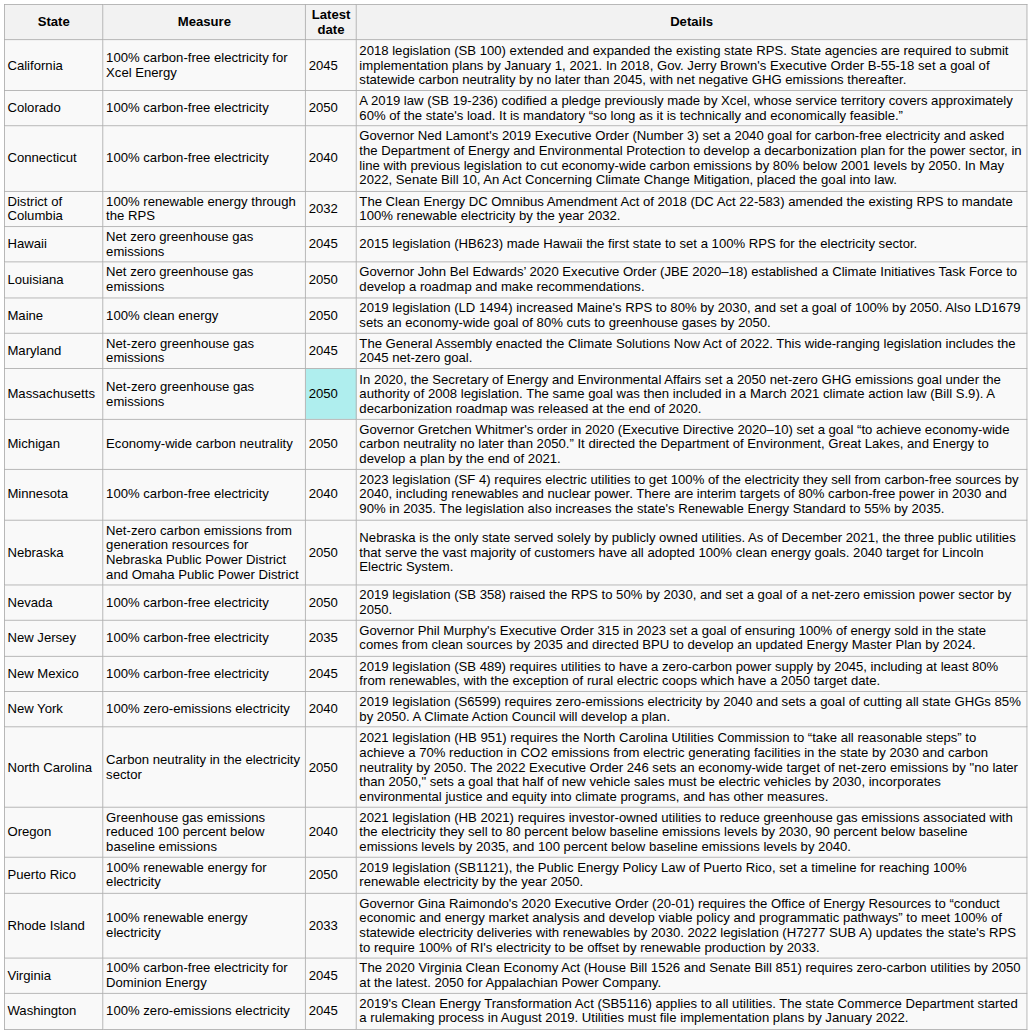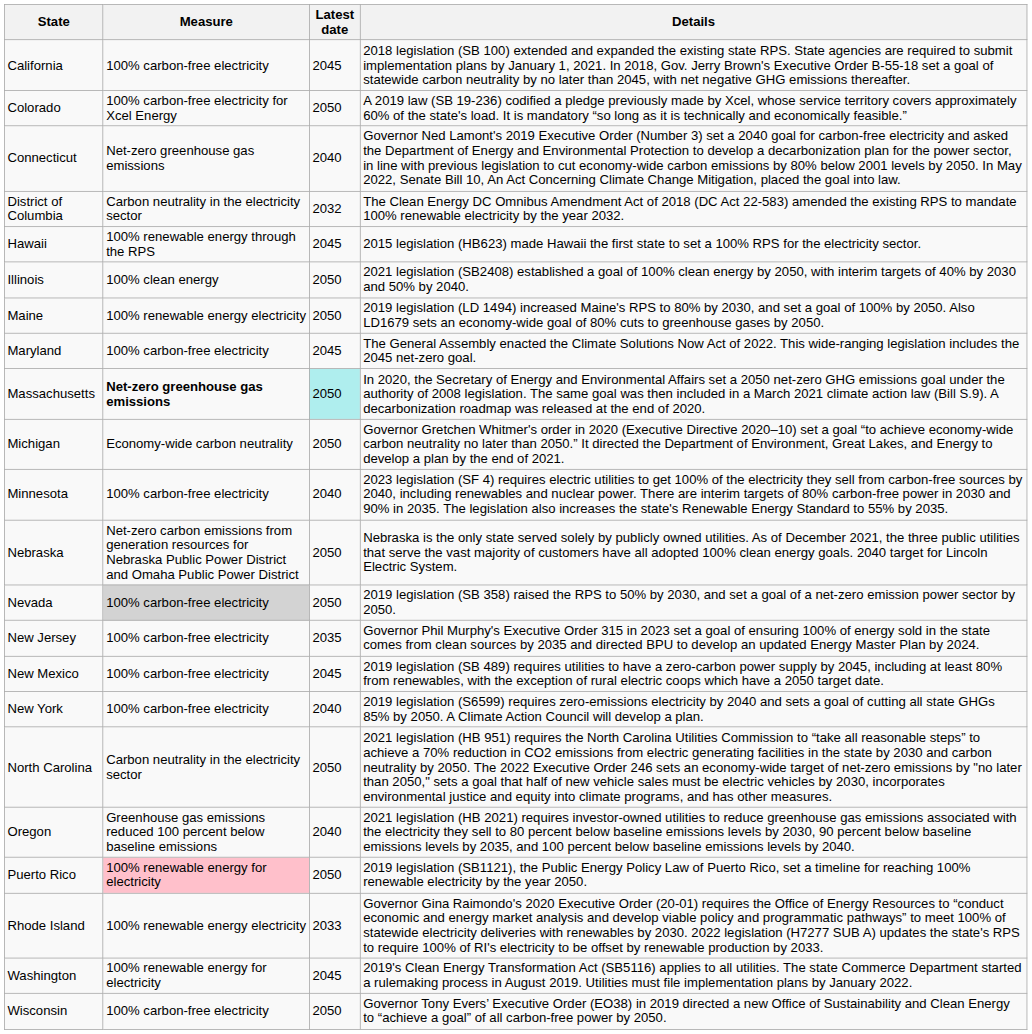(197, 65) 100% carbon-free electricity for Xcel Energy -> (187, 65) 100% carbon-free electricity
(187, 108) 100% carbon-free electricity -> (197, 108) 100% carbon-free electricity for Xcel Energy
(187, 158) 100% carbon-free electricity -> (180, 158) Net-zero greenhouse gas emissions
(201, 208) 100% renewable energy through the RPS -> (203, 208) Carbon neutrality in the electricity sector
(180, 244) Net zero greenhouse gas emissions -> (201, 244) 100% renewable energy through the RPS
+ row: (26, 279)
- row: (36, 279)
(162, 315) 100% clean energy -> (206, 315) 100% renewable energy electricity
(180, 351) Net-zero greenhouse gas emissions -> (187, 351) 100% carbon-free electricity
(180, 394) normal -> (185, 394) bold
(187, 602) no background -> (187, 602) lightgrey background
(198, 709) 100% zero-emissions electricity -> (187, 709) 100% carbon-free electricity
(186, 875) no background -> (186, 875) pink background
- row: (29, 975)
(198, 1011) 100% zero-emissions electricity -> (186, 975) 100% renewable energy for electricity
+ row: (37, 1011)
